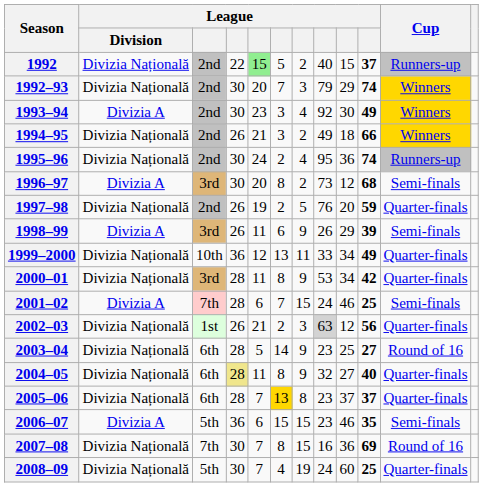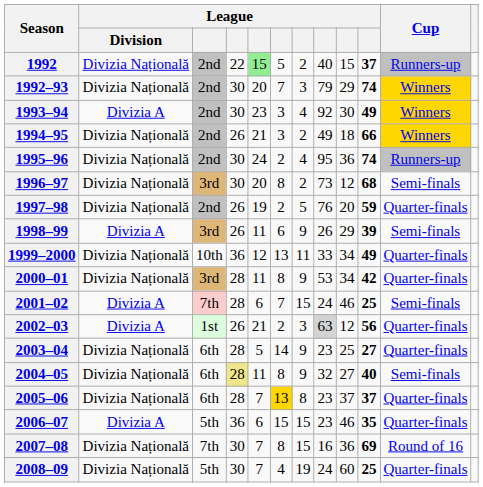(136, 183) Divizia A -> (136, 183) Divizia Națională
(136, 326) Divizia Națională -> (136, 326) Divizia A
(425, 350) Round of 16 -> (425, 350) Quarter-finals
(425, 374) Quarter-finals -> (425, 374) Semi-finals
(425, 421) Semi-finals -> (425, 421) Quarter-finals
